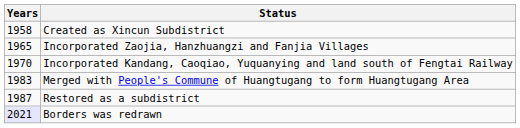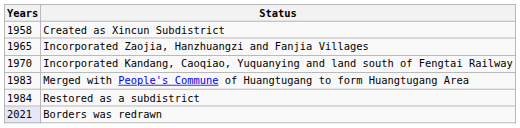(19, 98) 1987 -> (19, 98) 1984
